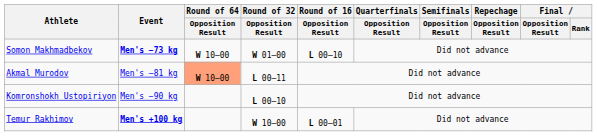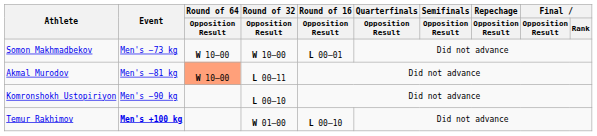(149, 50) bold -> (149, 50) normal
(269, 55) W 01–00 -> (269, 55) W 10–00
(326, 55) L 00–10 -> (326, 55) L 00–01
(269, 124) W 10–00 -> (269, 124) W 01–00
(326, 124) L 00–01 -> (326, 124) L 00–10
